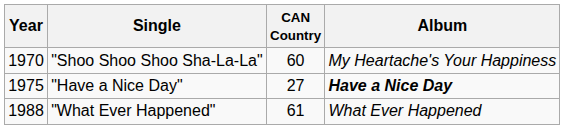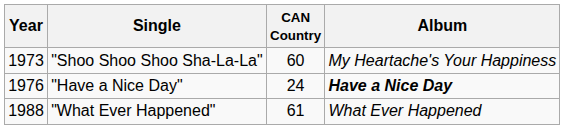(26, 60) 1970 -> (26, 60) 1973
(26, 85) 1975 -> (26, 85) 1976
(296, 85) 27 -> (296, 85) 24
